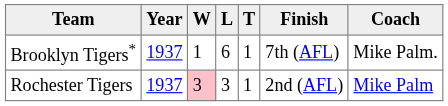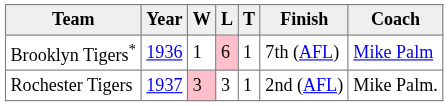(164, 52) 1937 -> (164, 52) 1936
(225, 52) no background -> (225, 52) pink background
(396, 52) Mike Palm. -> (393, 52) Mike Palm
(393, 85) Mike Palm -> (396, 85) Mike Palm.
